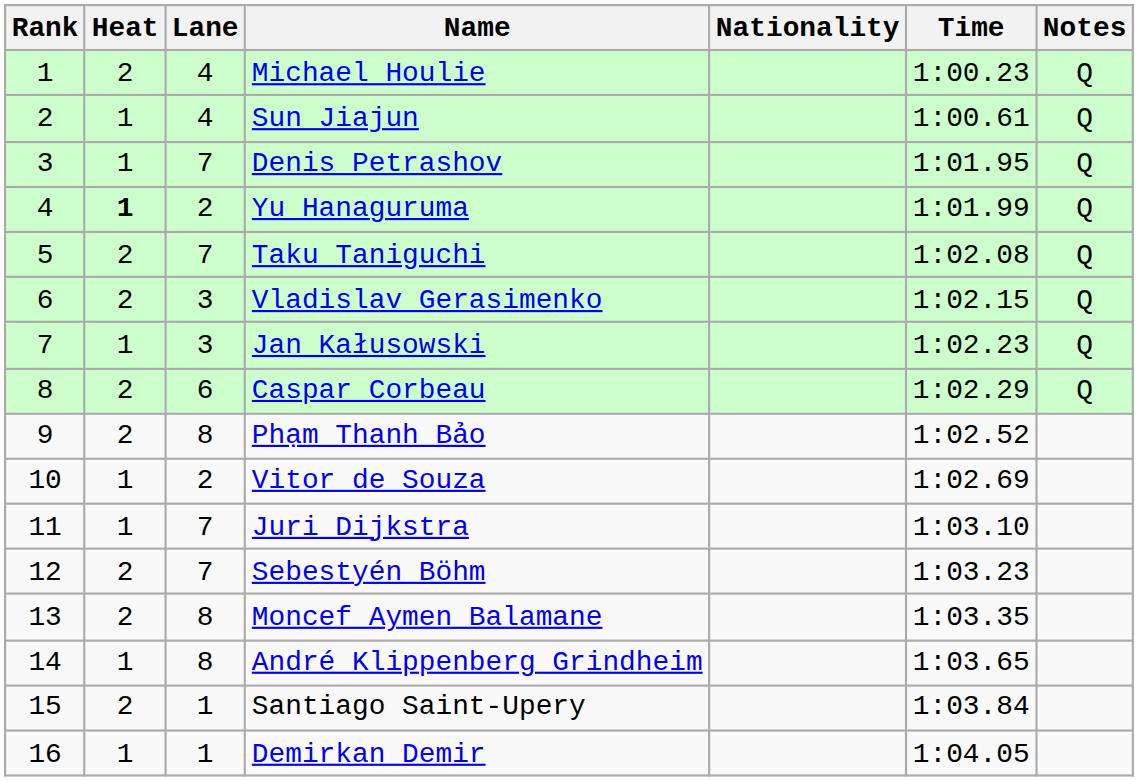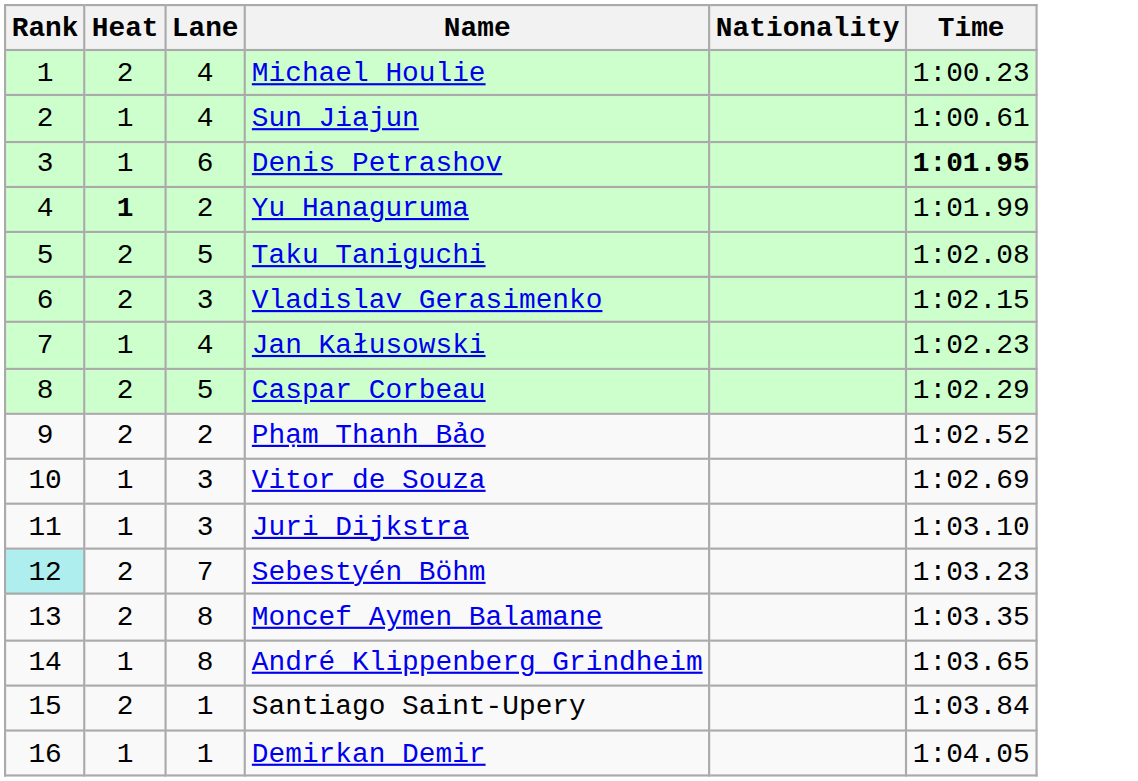- column: (1085, 28)
(205, 164) 7 -> (205, 164) 6
(971, 164) normal -> (971, 164) bold
(205, 254) 7 -> (205, 254) 5
(205, 345) 3 -> (205, 345) 4
(205, 390) 6 -> (205, 390) 5
(205, 436) 8 -> (205, 436) 2
(205, 481) 2 -> (205, 481) 3
(205, 526) 7 -> (205, 526) 3
(45, 572) no background -> (45, 572) paleturquoise background
